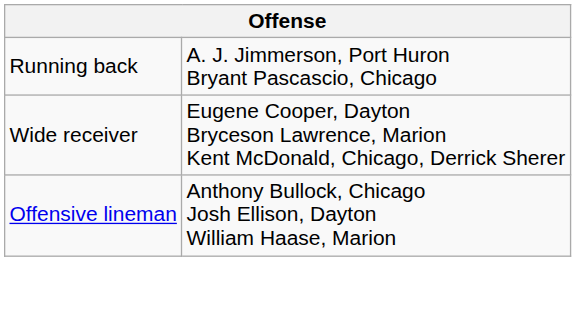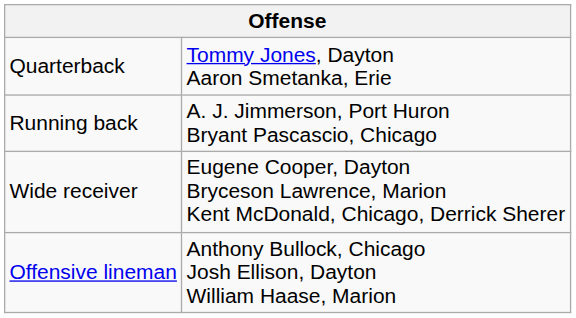+ row: (67, 66)
